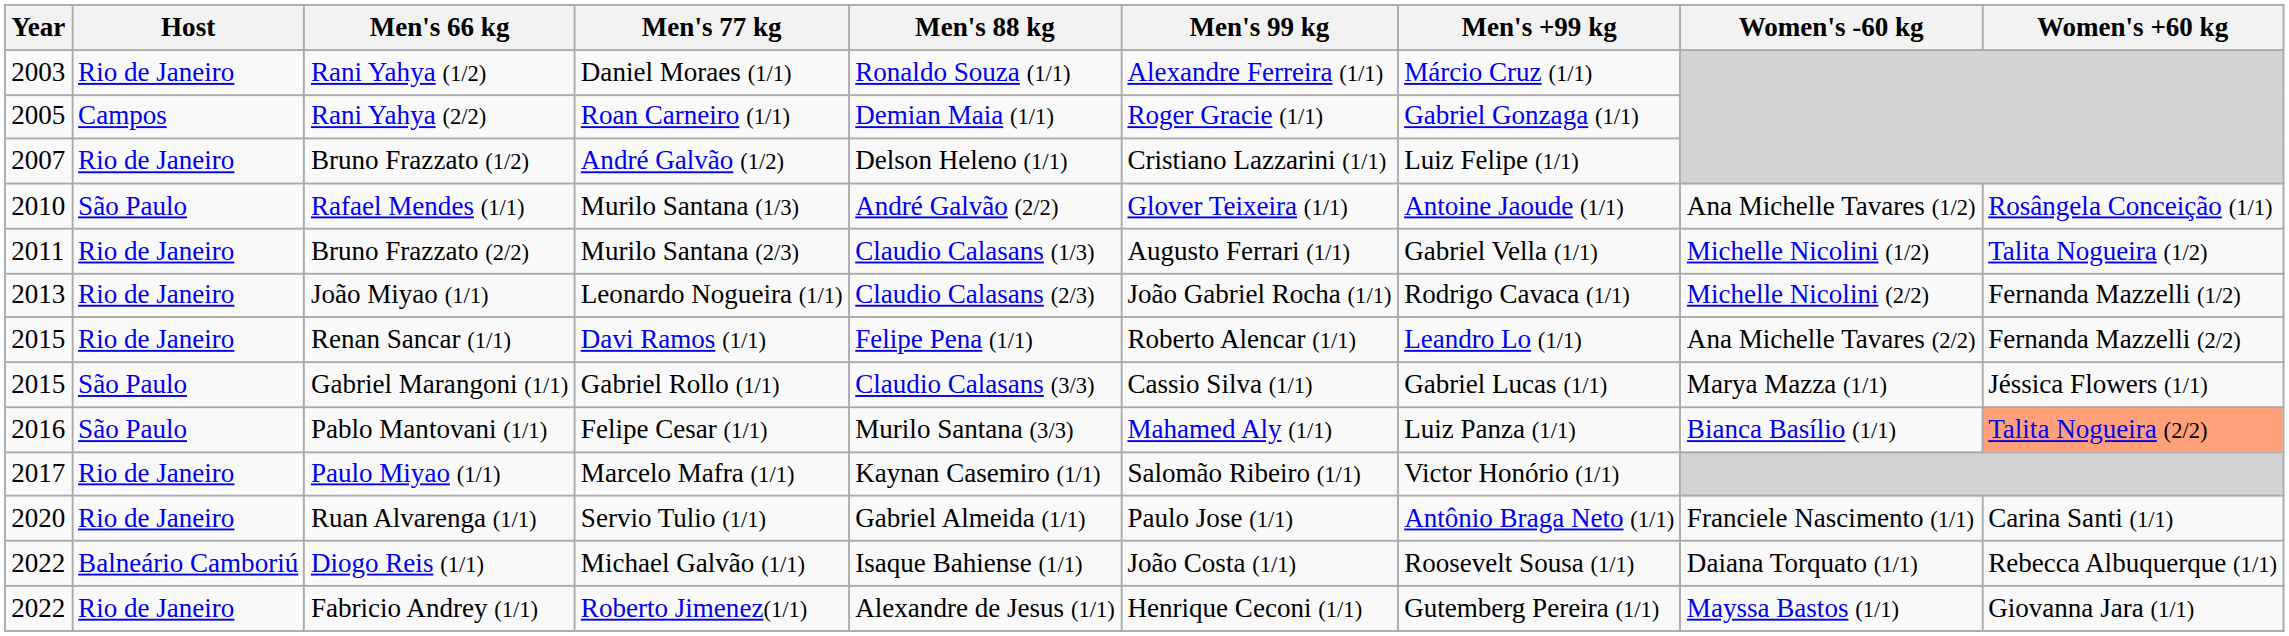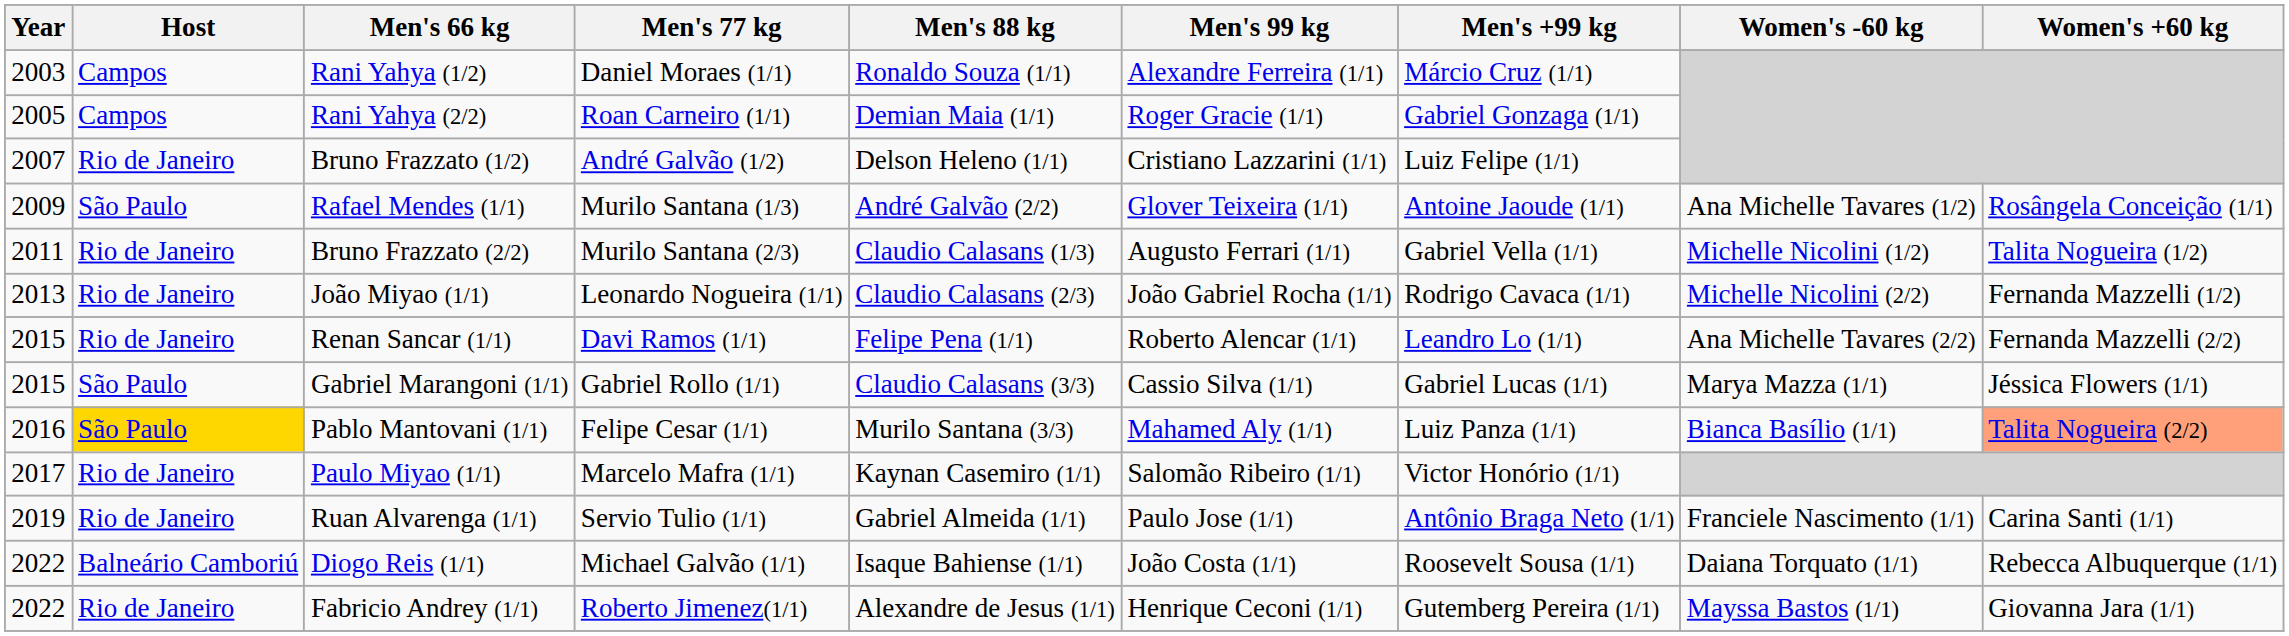(156, 71) Rio de Janeiro -> (122, 71) Campos
(38, 205) 2010 -> (38, 205) 2009
(133, 429) no background -> (133, 429) gold background
(38, 518) 2020 -> (38, 518) 2019
